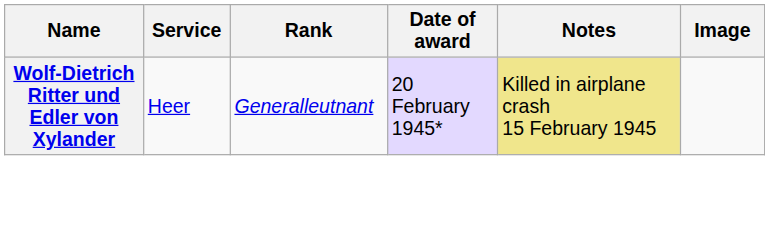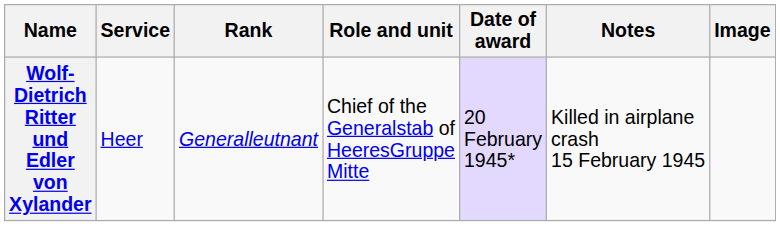+ column: (391, 30)
(579, 105) khaki background -> (628, 138) no background
